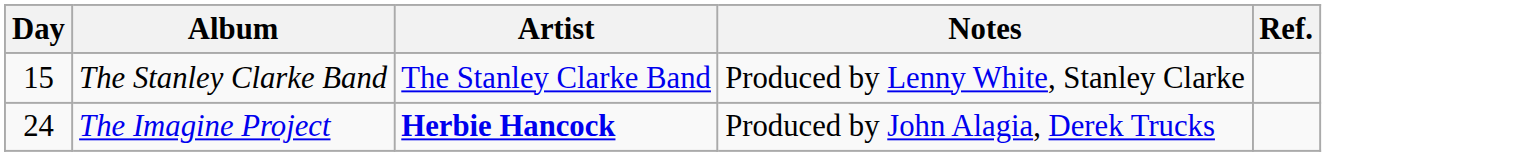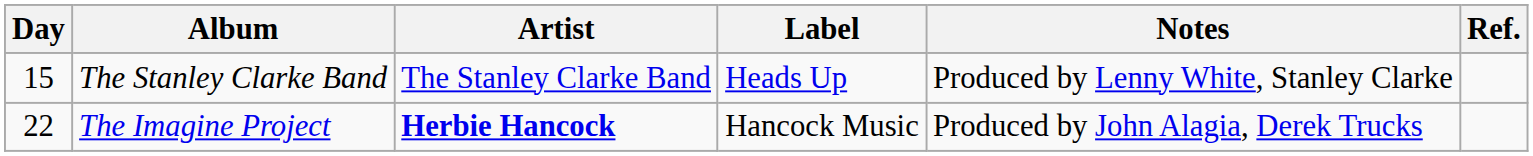+ column: (822, 28)
(38, 126) 24 -> (38, 126) 22
